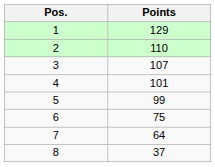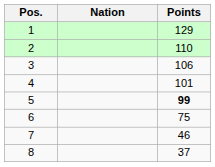+ column: (108, 13)
(159, 65) 107 -> (184, 65) 106
(159, 100) normal -> (184, 100) bold
(159, 135) 64 -> (184, 135) 46
